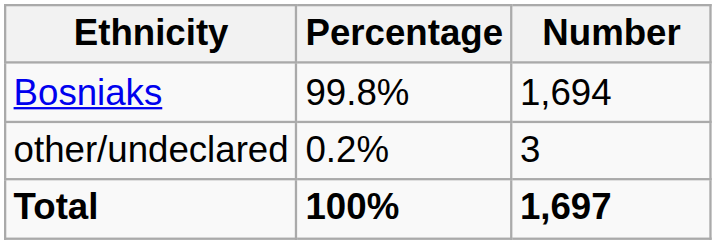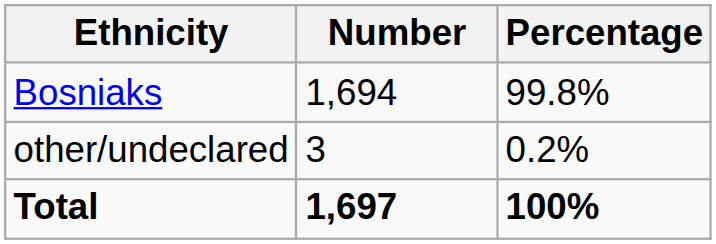columns swapped: (612, 33) <-> (404, 33)
